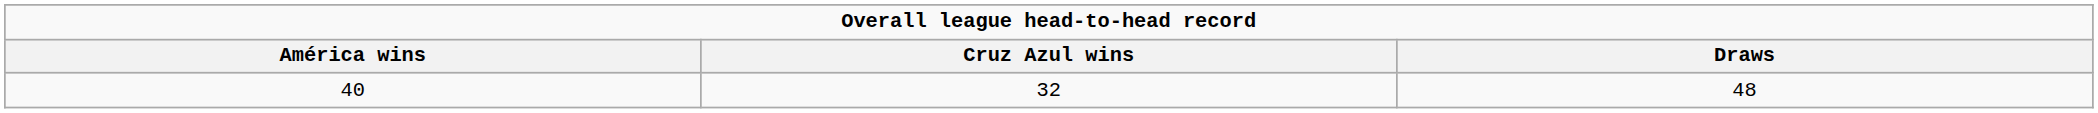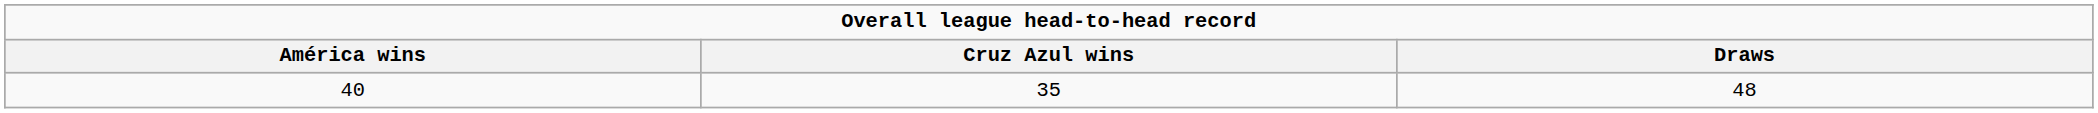(1049, 90) 32 -> (1049, 90) 35
